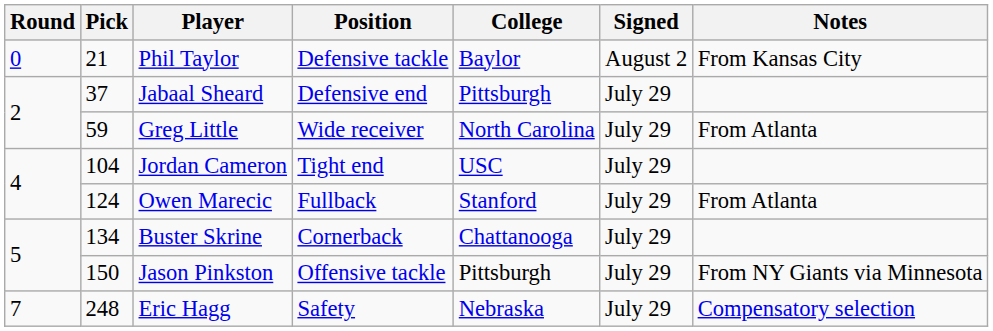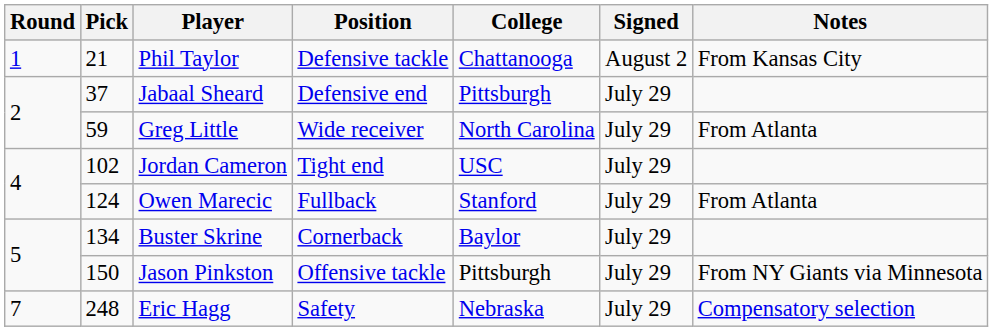(16, 58) 0 -> (16, 58) 1
(489, 58) Baylor -> (516, 58) Chattanooga
(102, 165) 104 -> (102, 165) 102
(516, 237) Chattanooga -> (489, 237) Baylor
